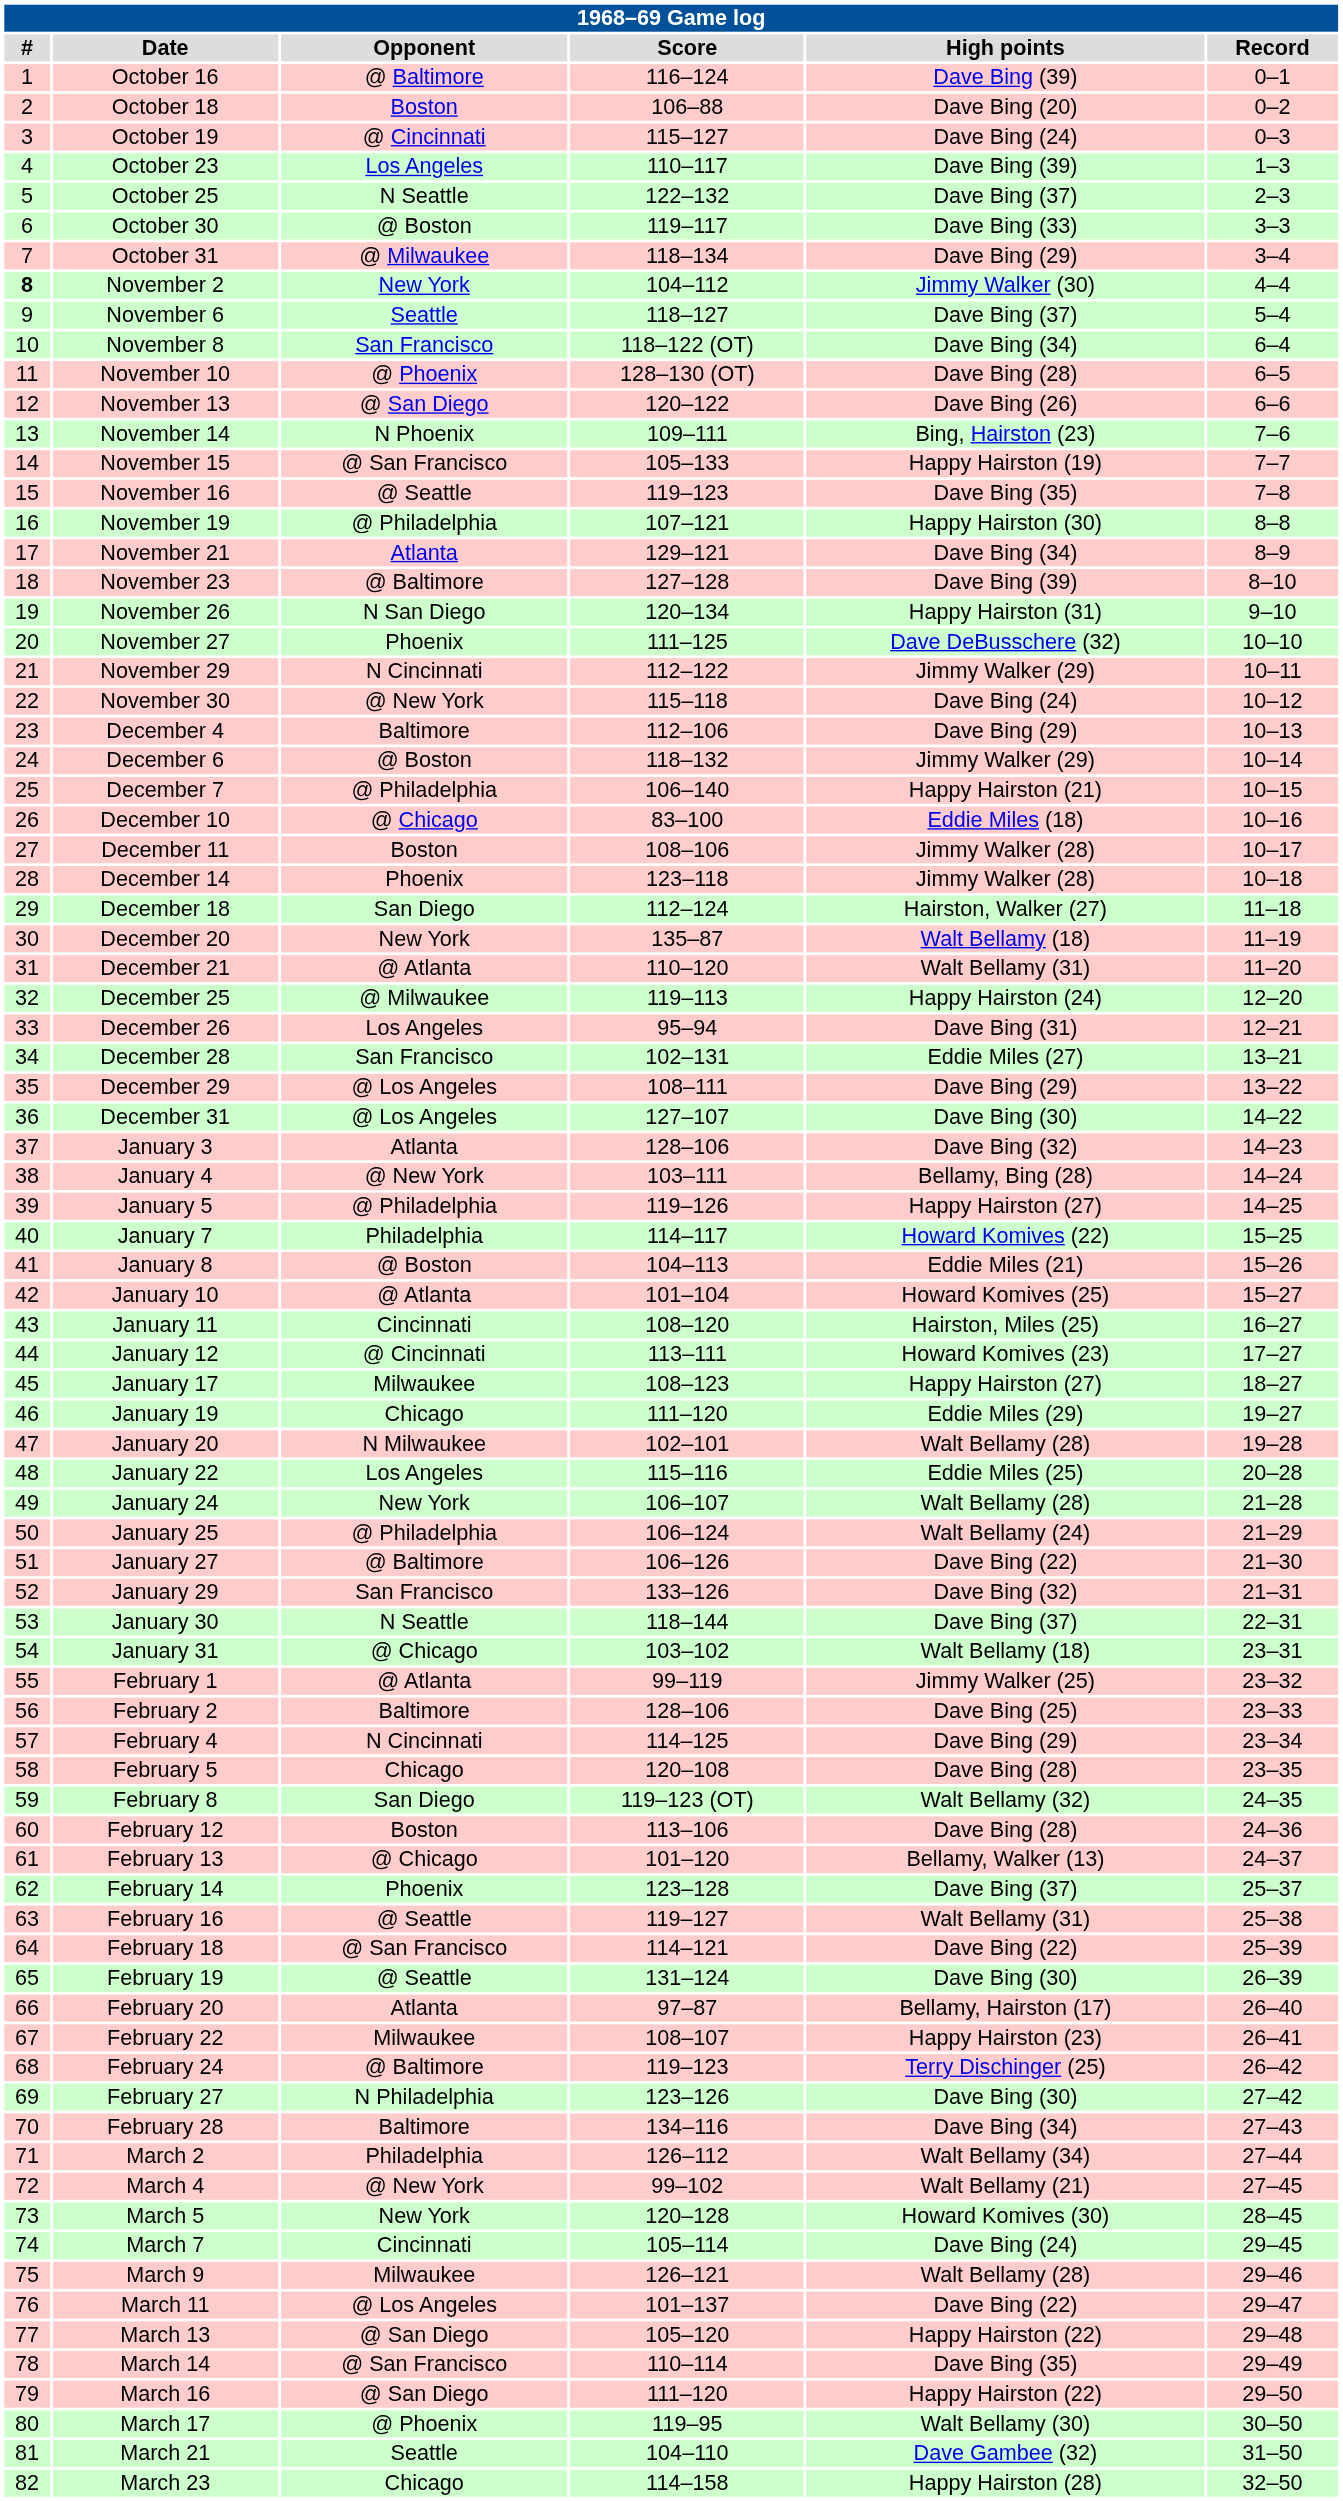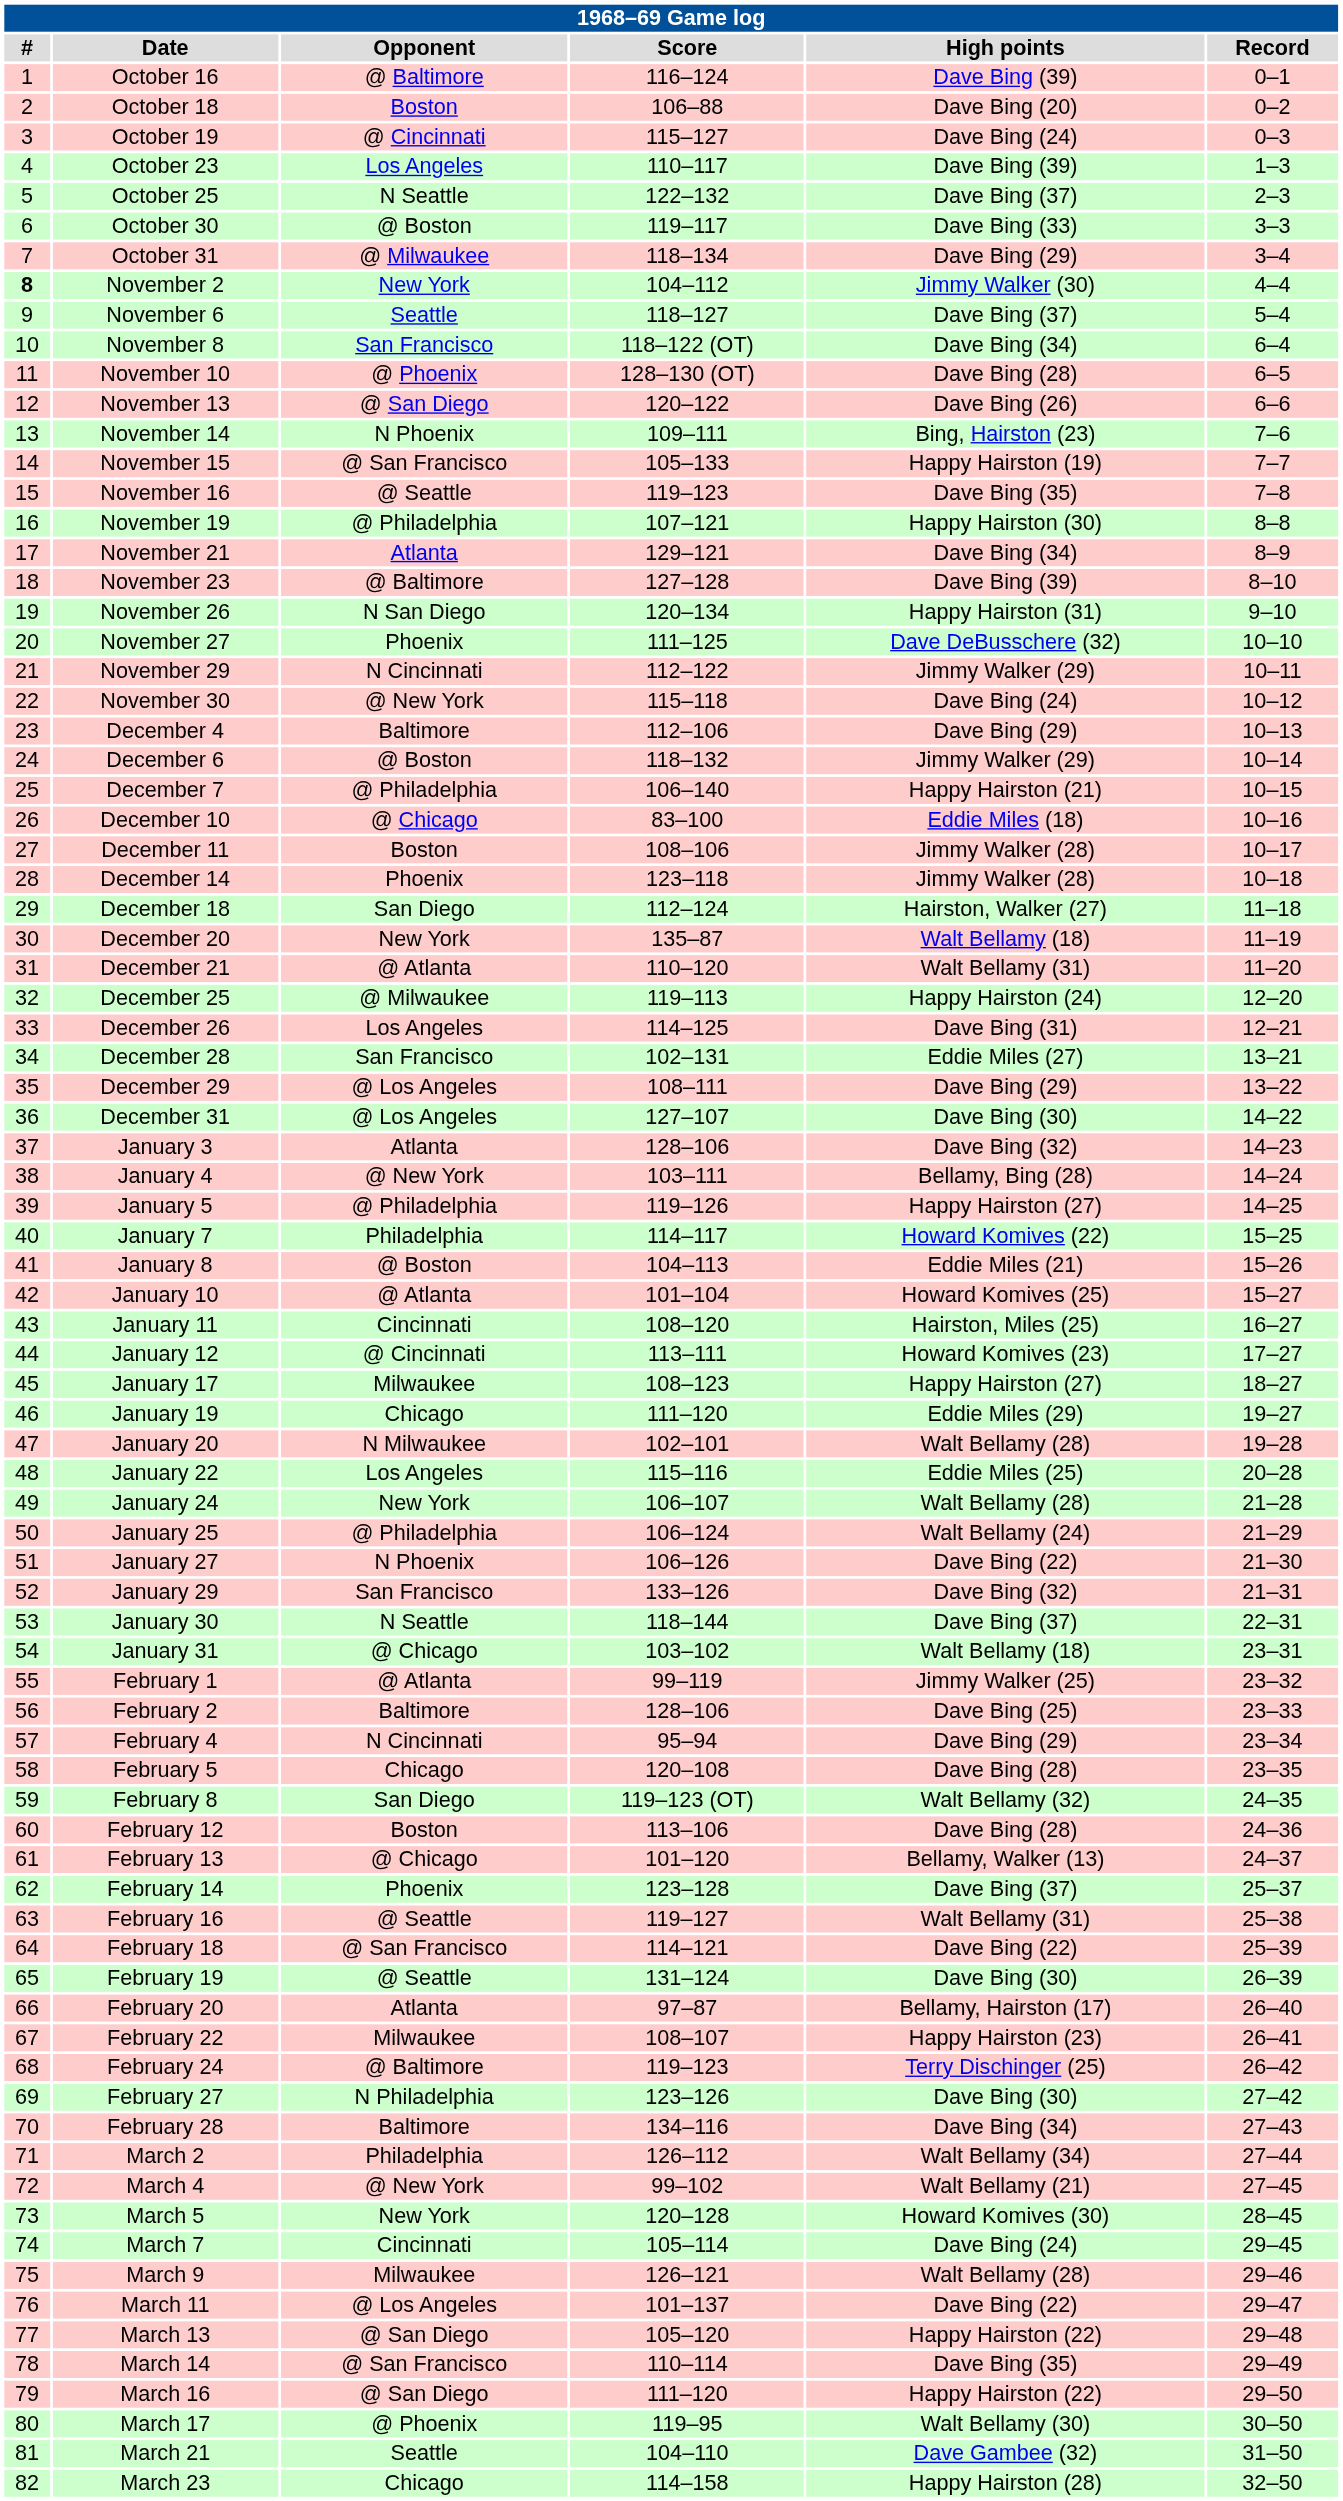(687, 1027) 95–94 -> (687, 1027) 114–125
(424, 1562) @ Baltimore -> (424, 1562) N Phoenix
(687, 1740) 114–125 -> (687, 1740) 95–94
